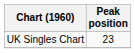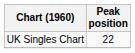(108, 39) 23 -> (108, 39) 22
